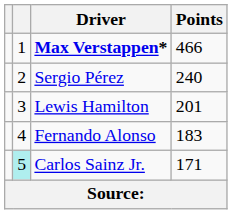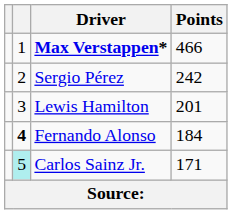(189, 77) 240 -> (189, 77) 242
(22, 135) normal -> (22, 135) bold
(189, 135) 183 -> (189, 135) 184
